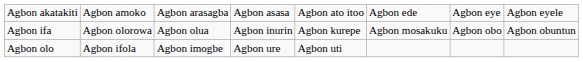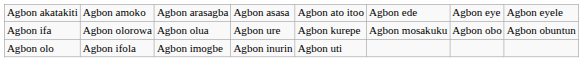(263, 30) Agbon inurin -> (257, 30) Agbon ure
(257, 48) Agbon ure -> (263, 48) Agbon inurin
